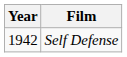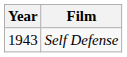(23, 39) 1942 -> (23, 39) 1943
